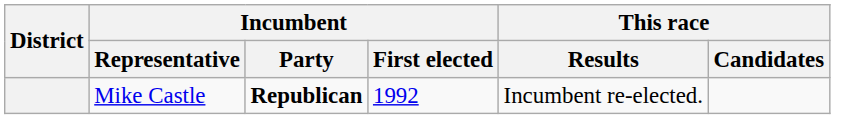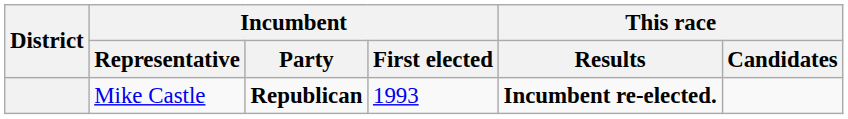(396, 95) 1992 -> (396, 95) 1993
(603, 95) normal -> (610, 95) bold
